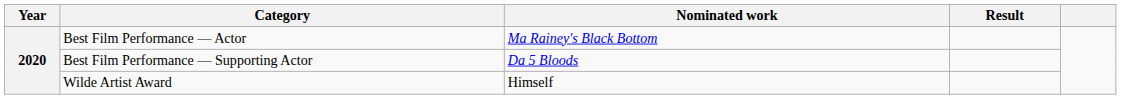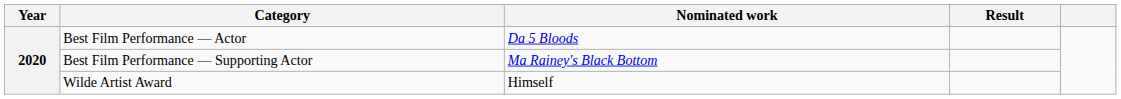(583, 37) Ma Rainey's Black Bottom -> (543, 37) Da 5 Bloods
(543, 60) Da 5 Bloods -> (583, 60) Ma Rainey's Black Bottom
